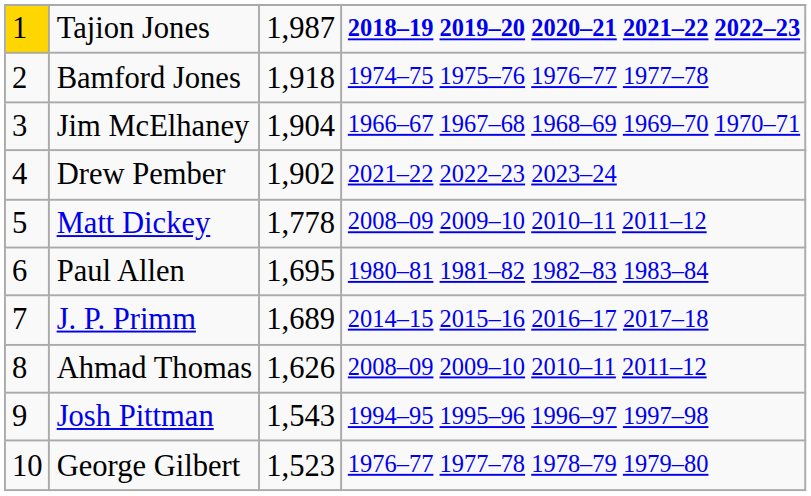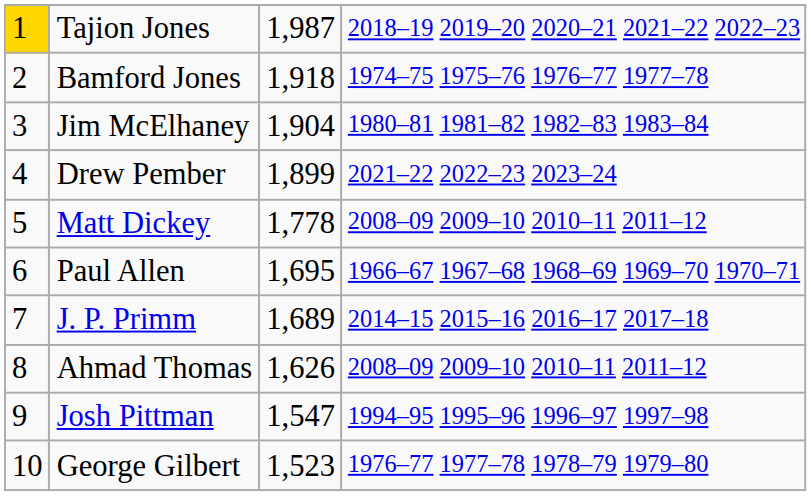(574, 28) bold -> (574, 28) normal
(574, 125) 1966–67 1967–68 1968–69 1969–70 1970–71 -> (528, 125) 1980–81 1981–82 1982–83 1983–84
(301, 174) 1,902 -> (301, 174) 1,899
(528, 271) 1980–81 1981–82 1982–83 1983–84 -> (574, 271) 1966–67 1967–68 1968–69 1969–70 1970–71
(301, 416) 1,543 -> (301, 416) 1,547
